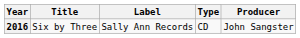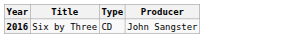- column: (147, 12)
